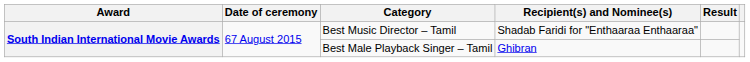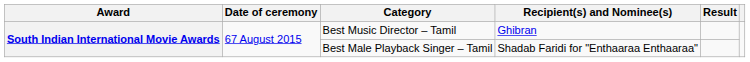(598, 30) Shadab Faridi for "Enthaaraa Enthaaraa" -> (517, 30) Ghibran
(517, 48) Ghibran -> (598, 48) Shadab Faridi for "Enthaaraa Enthaaraa"
